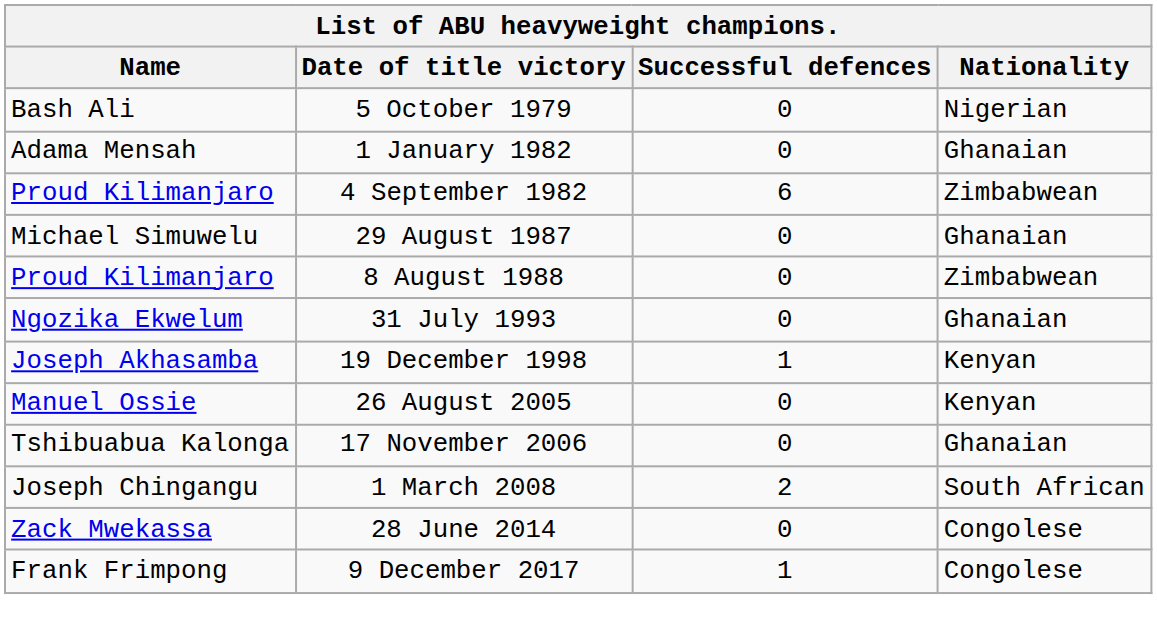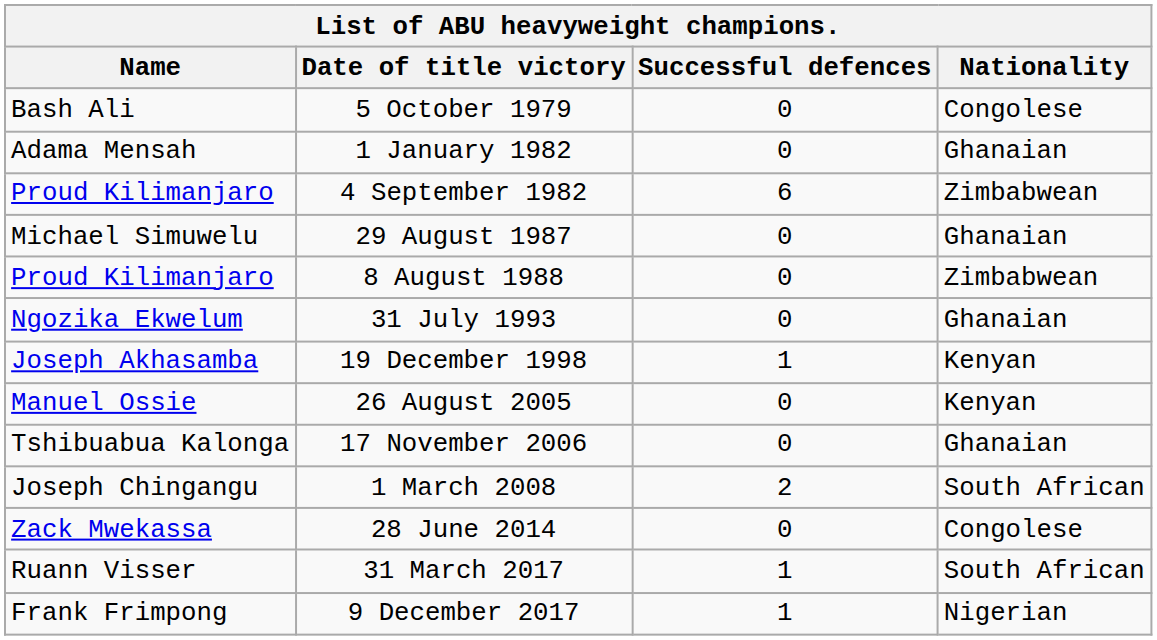(1006, 110) Nigerian -> (1013, 110) Congolese
+ row: (464, 571)
(1013, 571) Congolese -> (1006, 613) Nigerian
